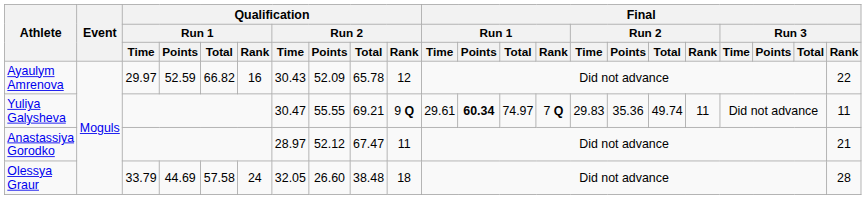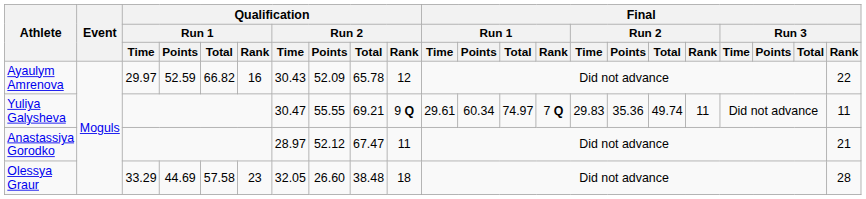(479, 111) bold -> (479, 111) normal
(141, 178) 33.79 -> (141, 178) 33.29
(255, 178) 24 -> (255, 178) 23
